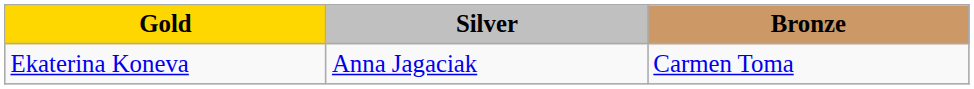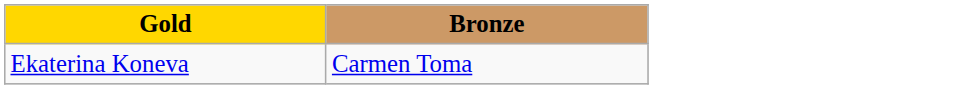- column: (487, 24)
